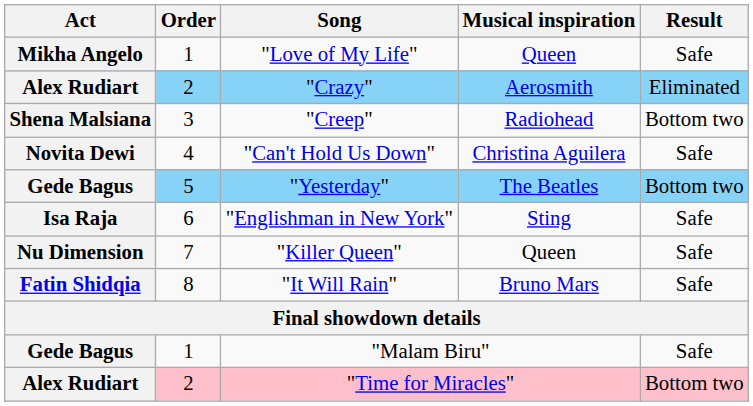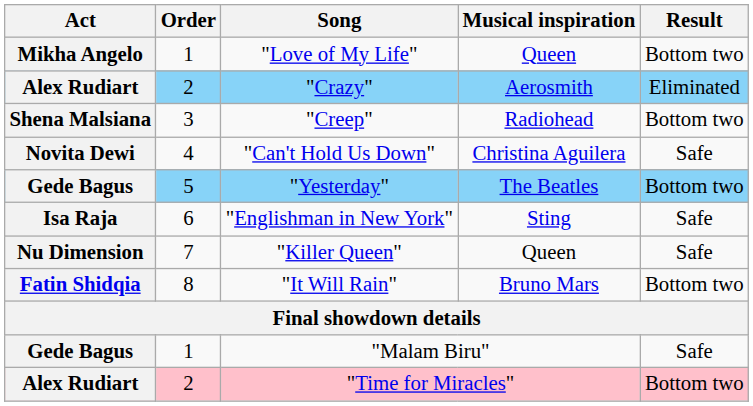(694, 53) Safe -> (694, 53) Bottom two
(694, 284) Safe -> (694, 284) Bottom two
